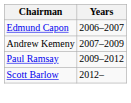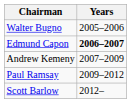+ row: (34, 28)
(102, 28) normal -> (102, 43) bold
